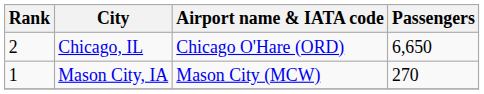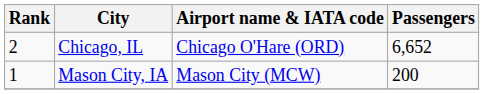(412, 46) 6,650 -> (412, 46) 6,652
(405, 74) 270 -> (405, 74) 200
